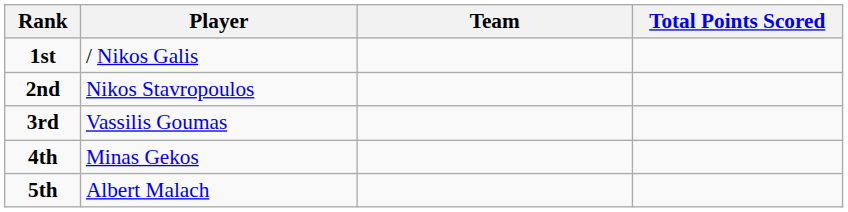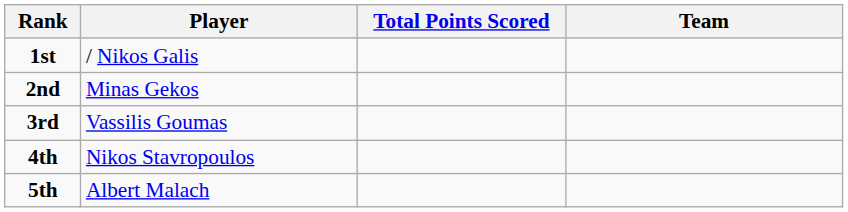columns swapped: (495, 21) <-> (737, 21)
(170, 88) Nikos Stavropoulos -> (142, 88) Minas Gekos
(142, 156) Minas Gekos -> (170, 156) Nikos Stavropoulos
